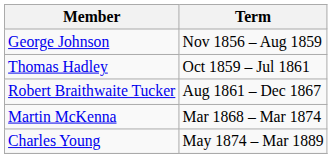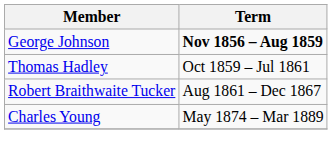(252, 41) normal -> (253, 41) bold
- row: (62, 116)
